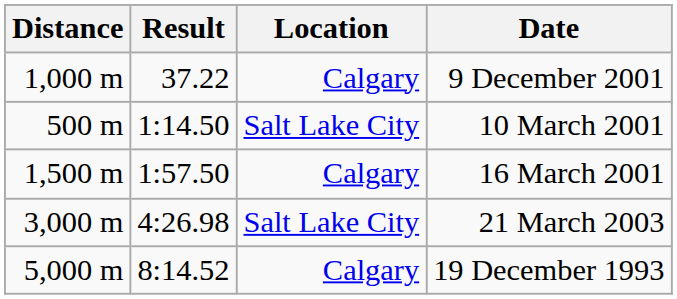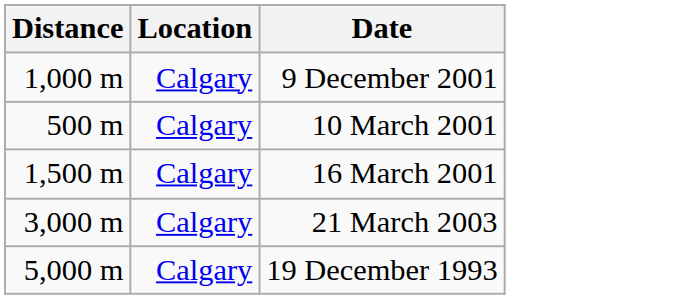- column: (183, 28)
(331, 125) Salt Lake City -> (204, 125) Calgary
(331, 221) Salt Lake City -> (204, 221) Calgary
